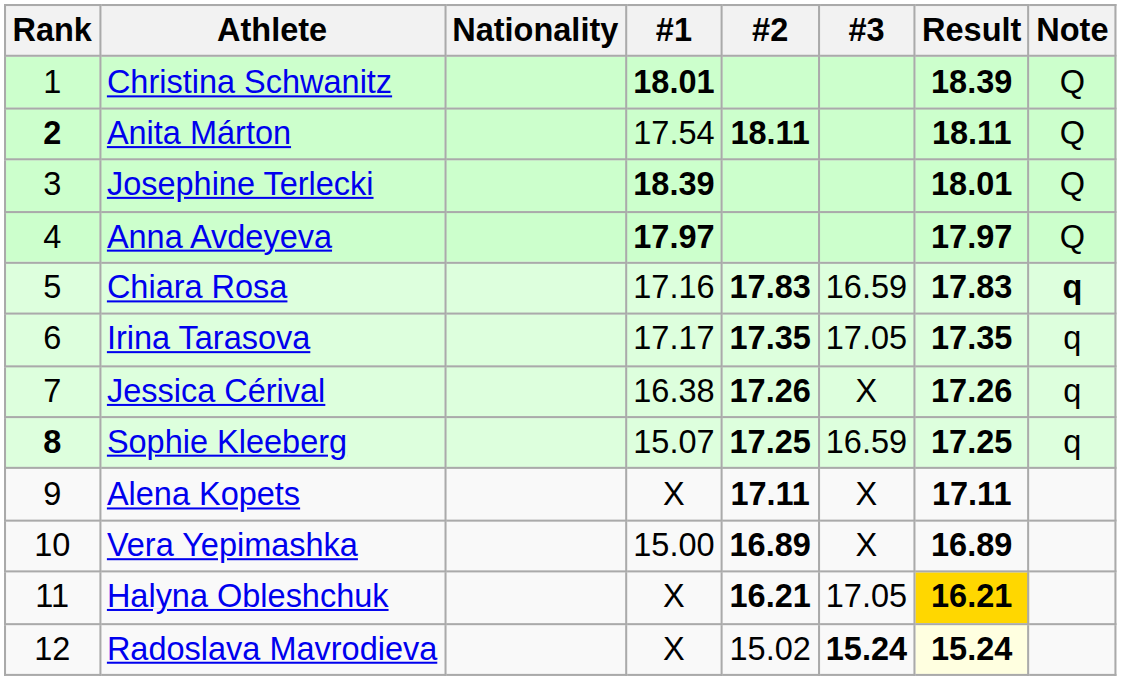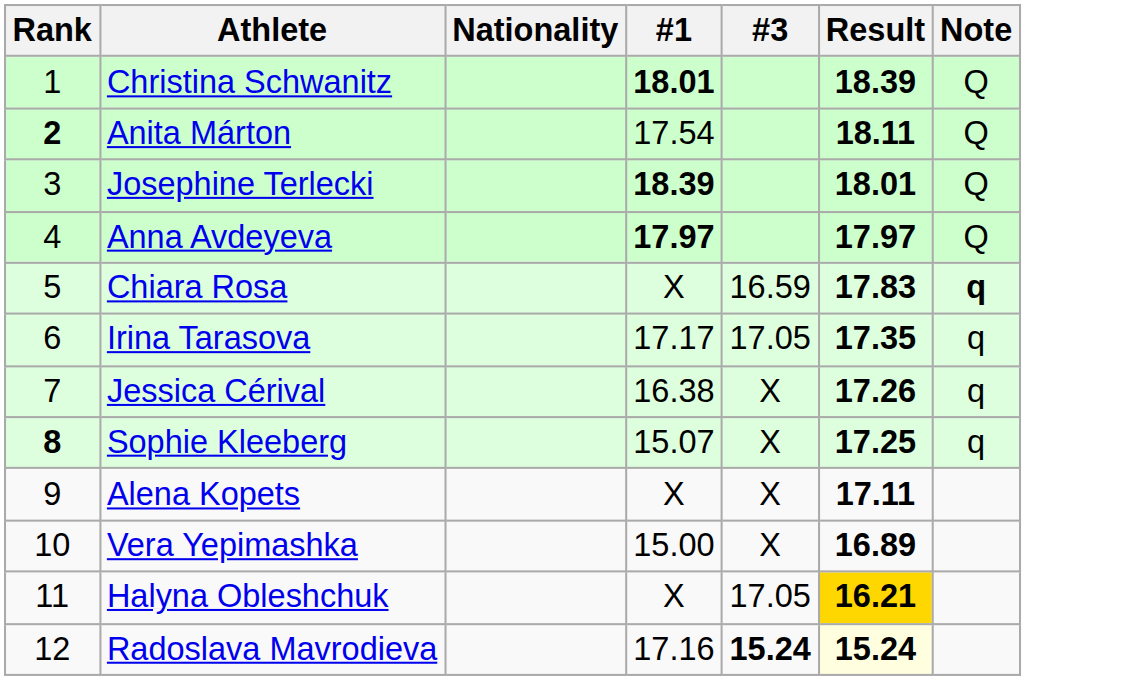- column: (770, 30)
(674, 287) 17.16 -> (674, 287) X
(866, 442) 16.59 -> (770, 442) X
(674, 648) X -> (674, 648) 17.16
